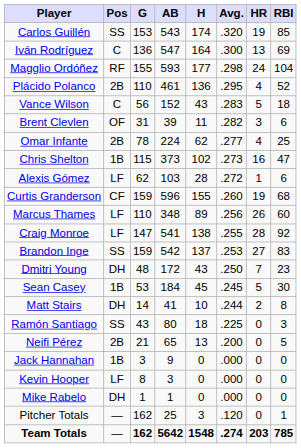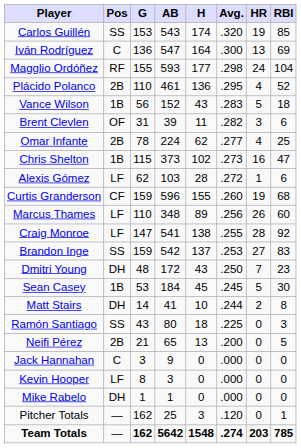(117, 104) C -> (117, 104) 1B
(117, 360) 1B -> (117, 360) C
